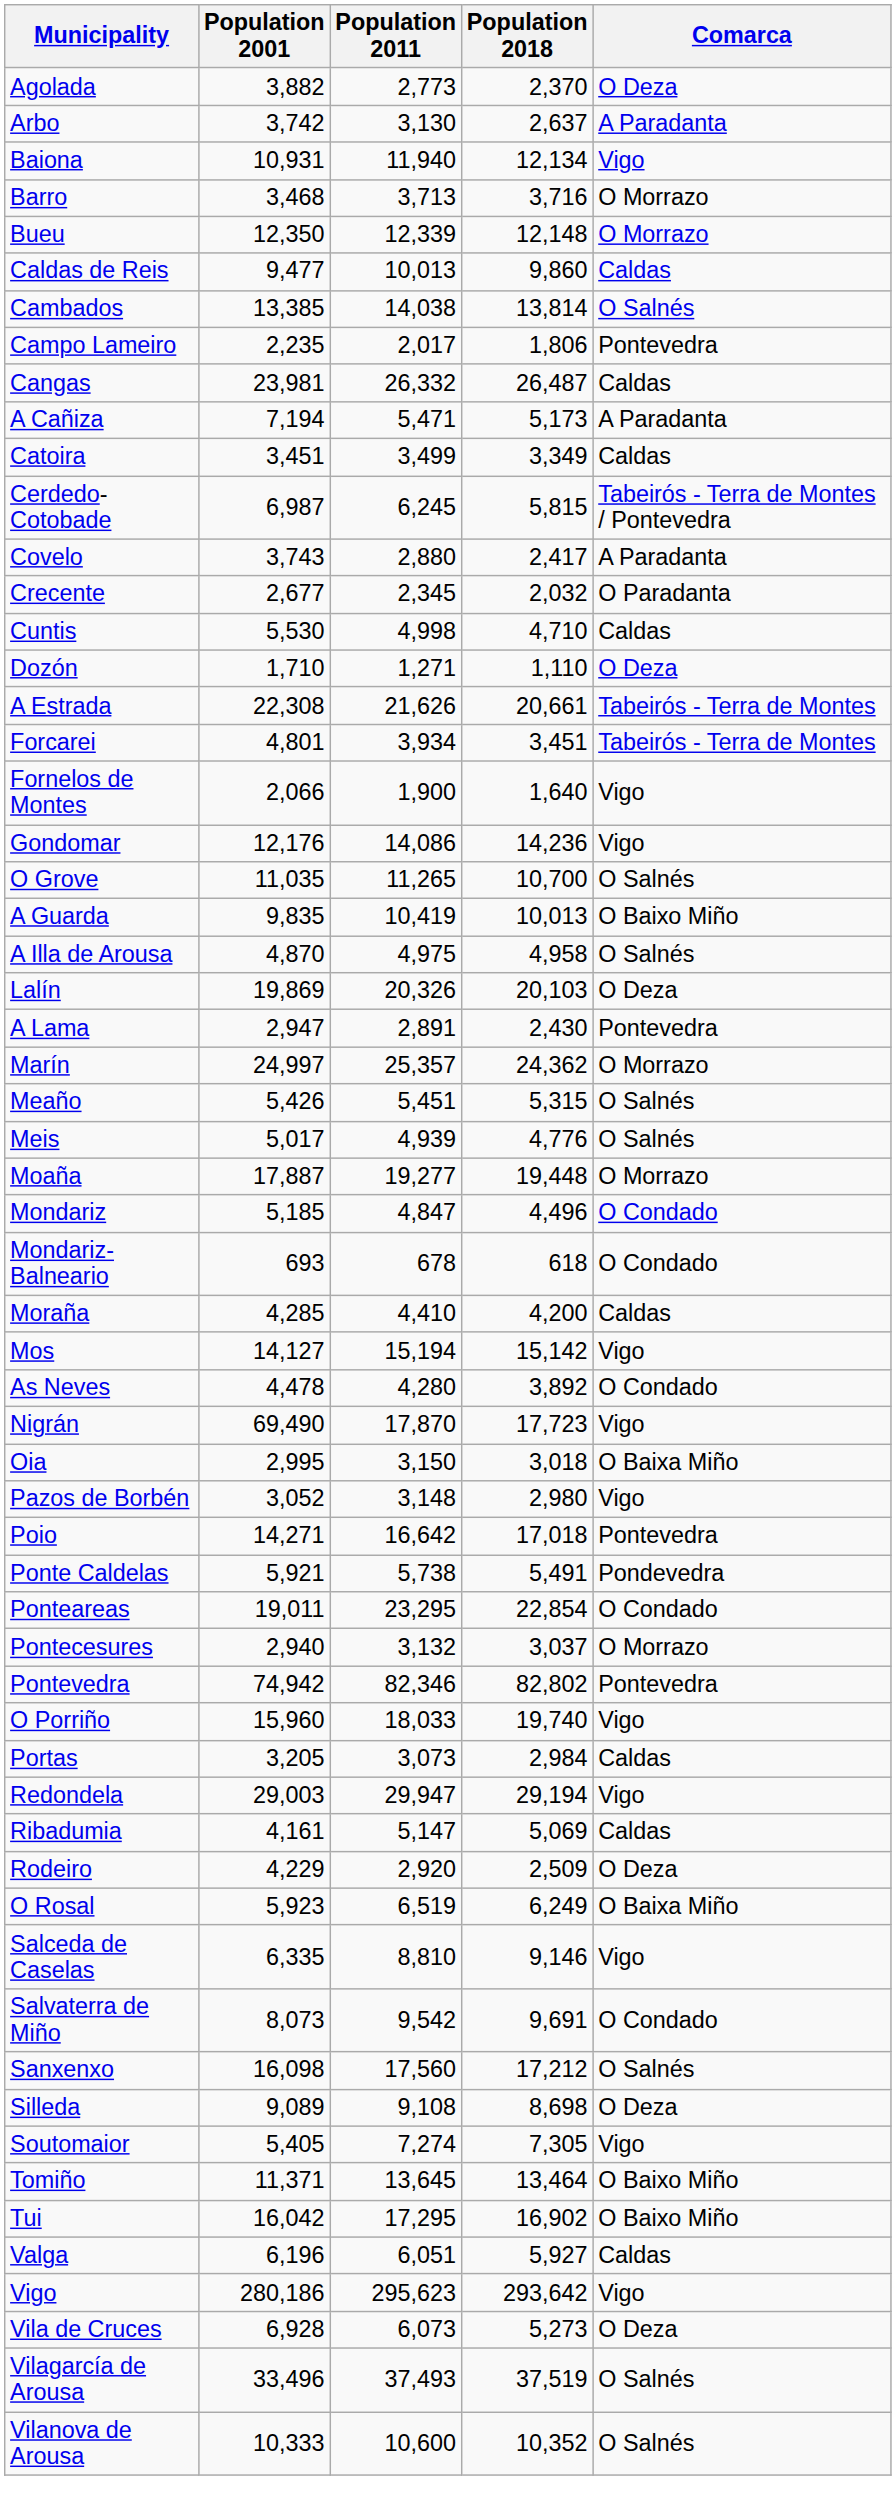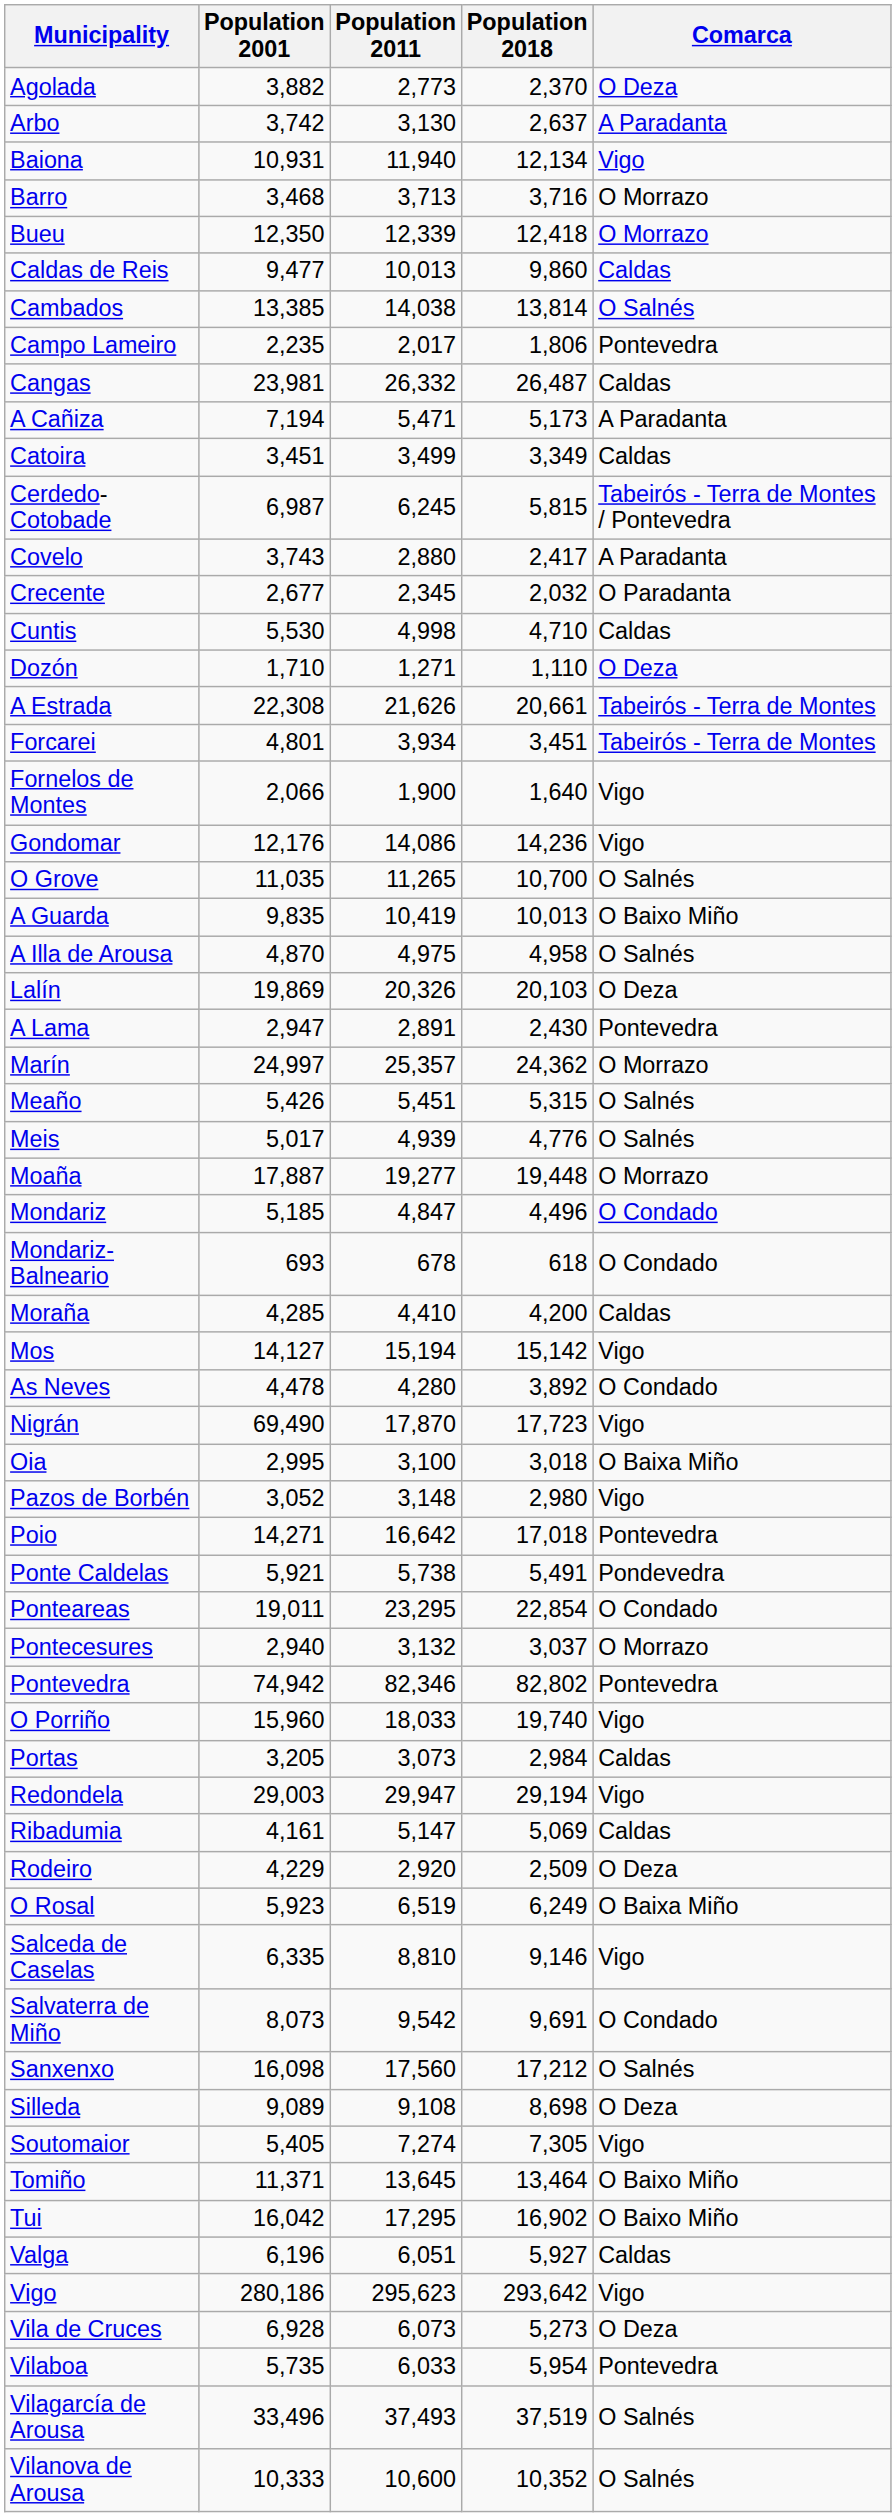(552, 234) 12,148 -> (552, 234) 12,418
(427, 1461) 3,150 -> (427, 1461) 3,100
+ row: (49, 2366)
